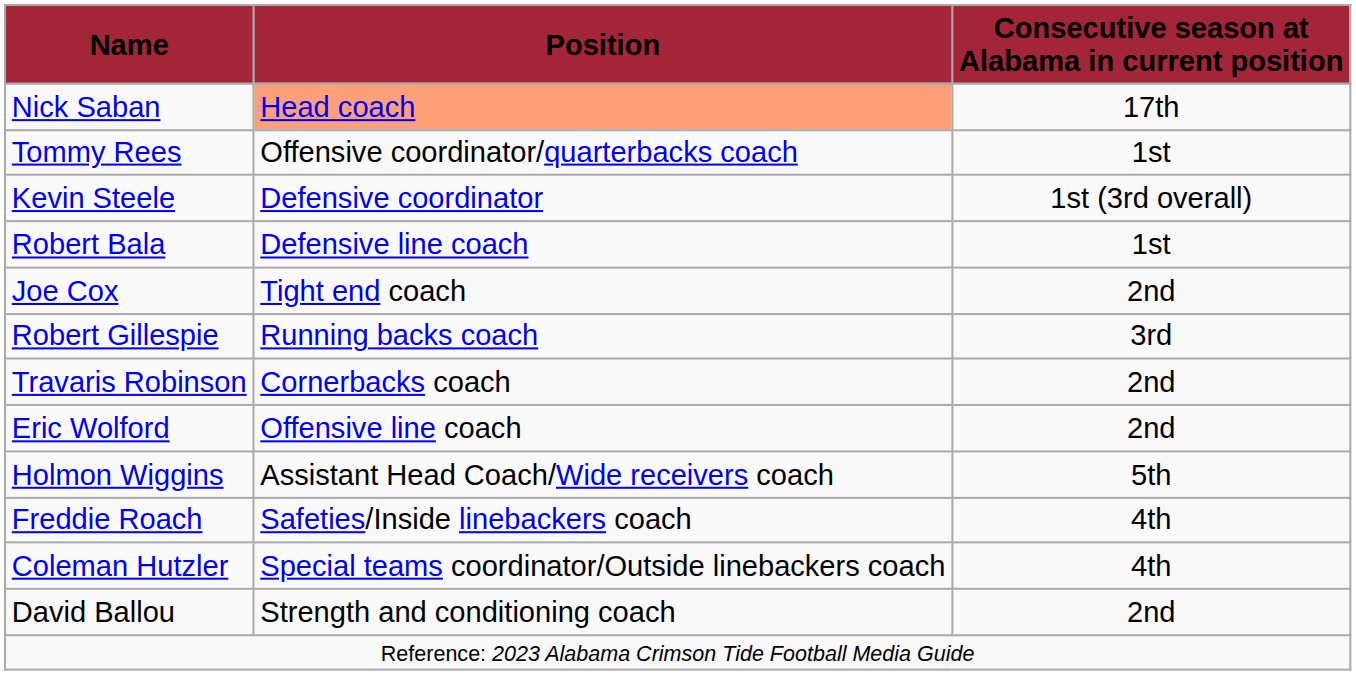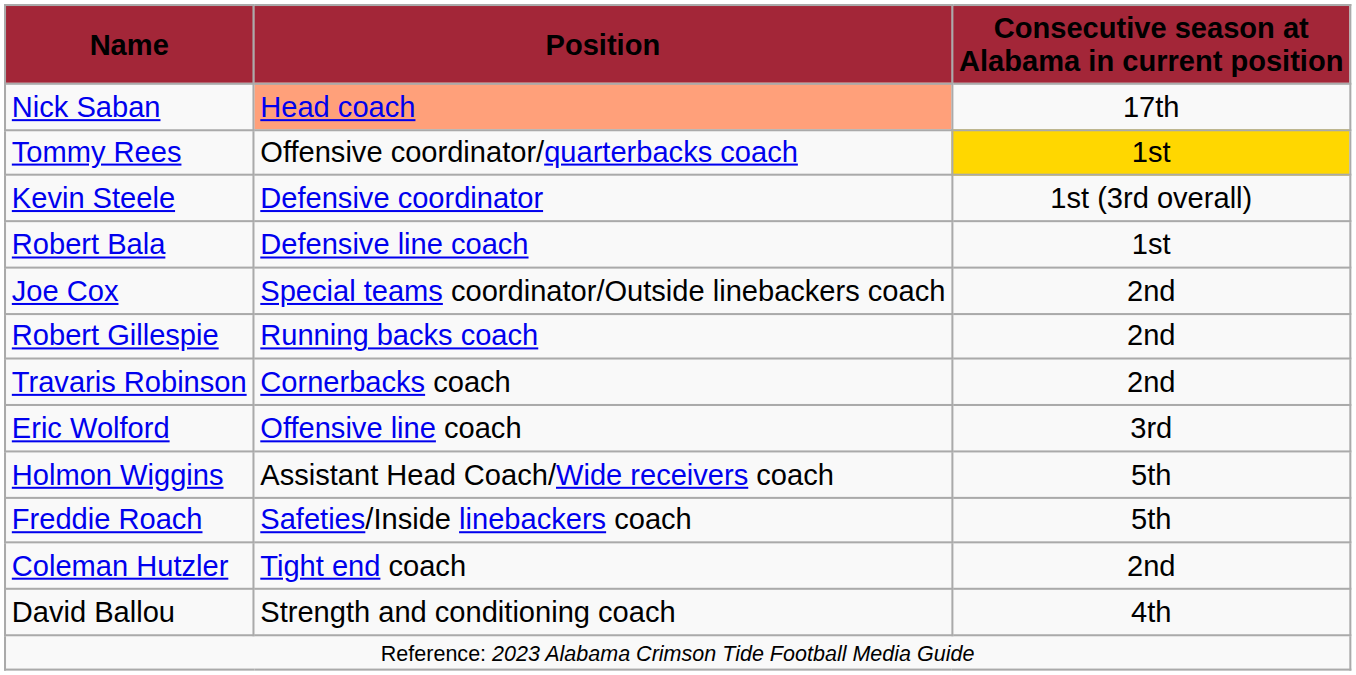(1151, 153) no background -> (1151, 153) gold background
(363, 290) Tight end coach -> (603, 290) Special teams coordinator/Outside linebackers coach
(1151, 336) 3rd -> (1151, 336) 2nd
(1151, 428) 2nd -> (1151, 428) 3rd
(1151, 520) 4th -> (1151, 520) 5th
(603, 566) Special teams coordinator/Outside linebackers coach -> (363, 566) Tight end coach
(1151, 566) 4th -> (1151, 566) 2nd
(1151, 612) 2nd -> (1151, 612) 4th
